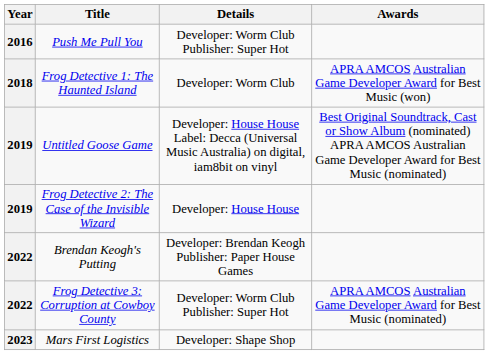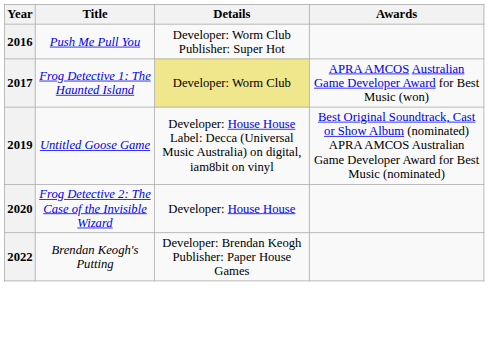(20, 83) 2018 -> (20, 83) 2017
(236, 83) no background -> (232, 83) khaki background
(20, 208) 2019 -> (20, 208) 2020
- row: (97, 305)
- row: (97, 339)
